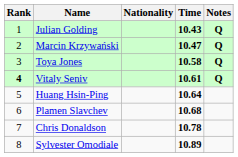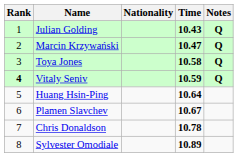(190, 78) 10.61 -> (190, 78) 10.59
(190, 111) 10.68 -> (190, 111) 10.67
